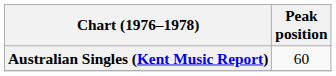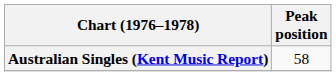(301, 58) 60 -> (301, 58) 58
